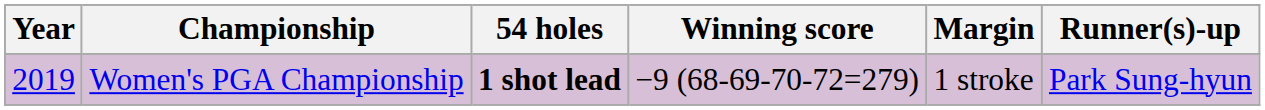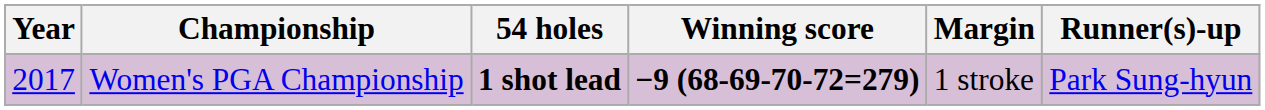(44, 79) 2019 -> (44, 79) 2017
(777, 79) normal -> (777, 79) bold
